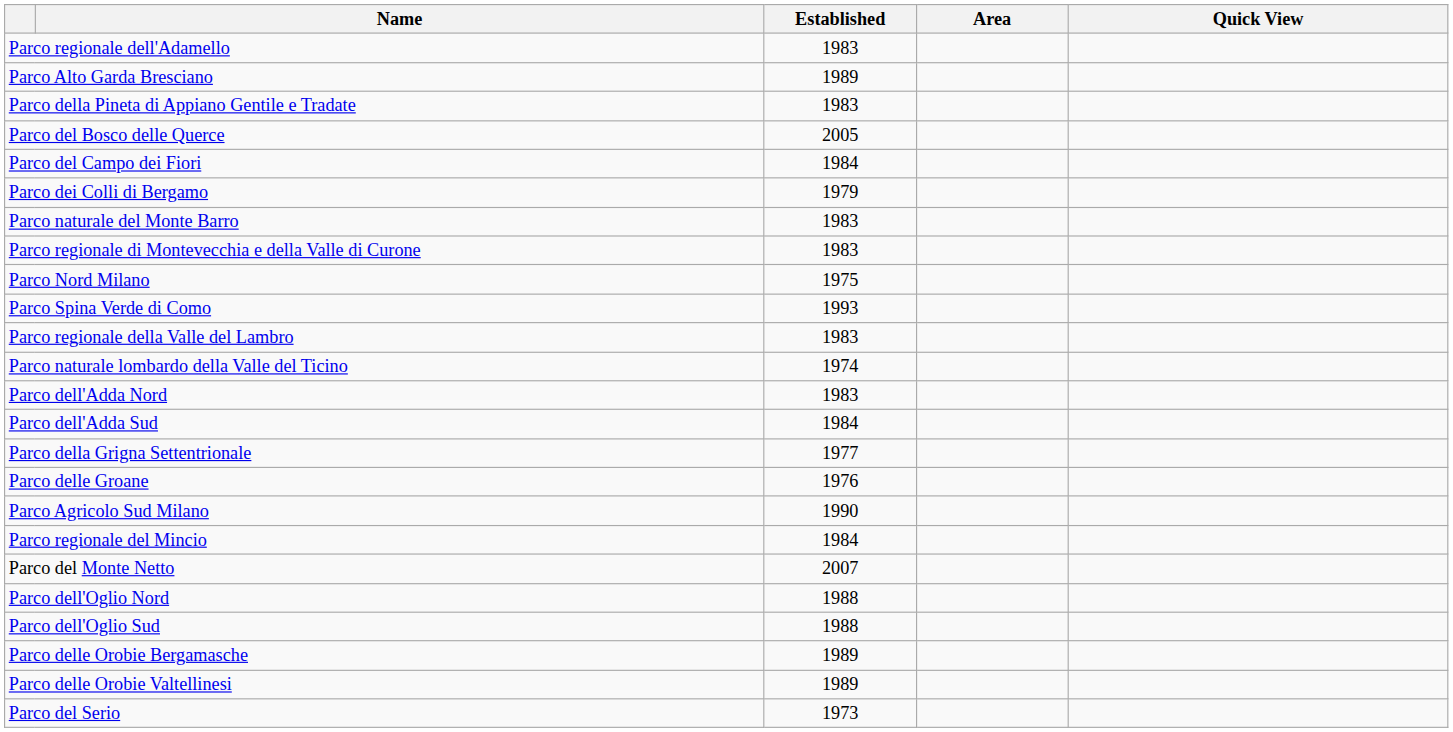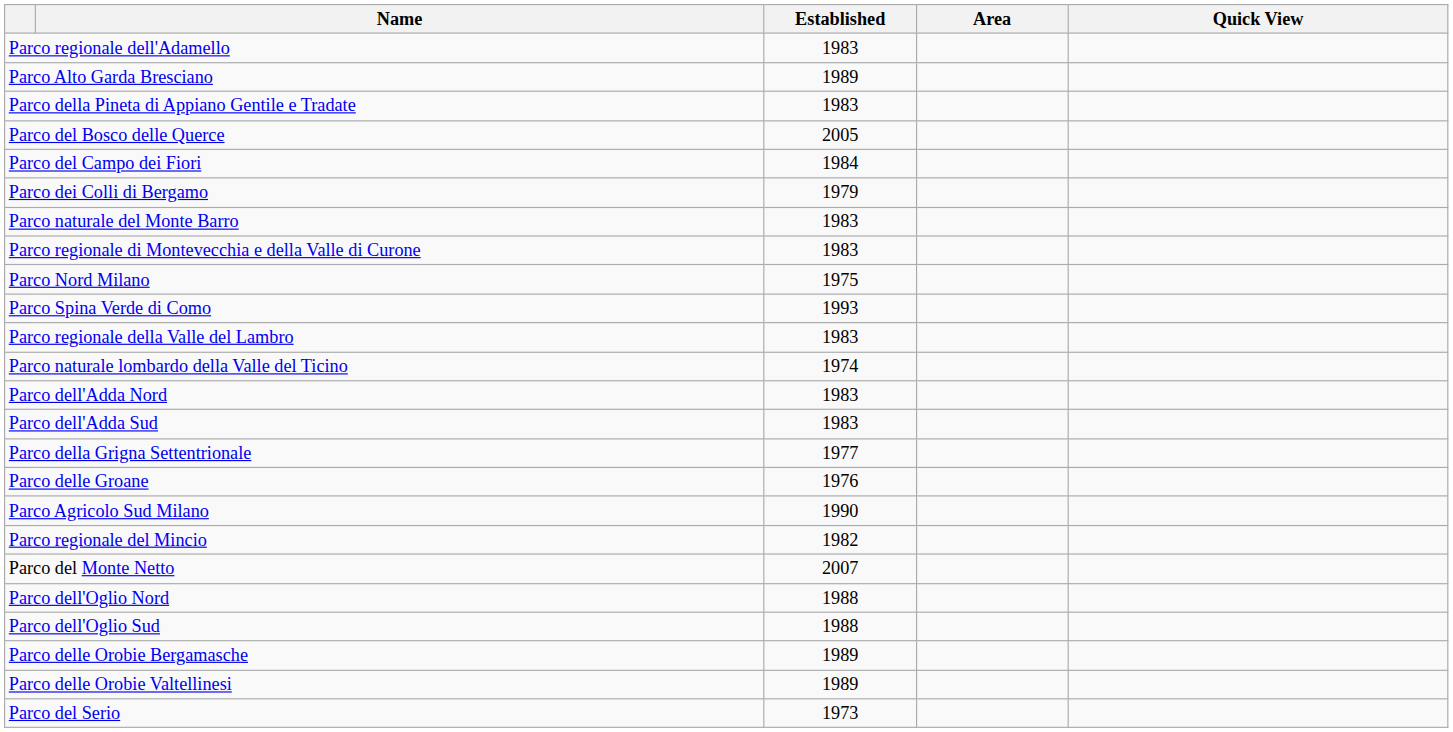(840, 423) 1984 -> (840, 423) 1983
(840, 539) 1984 -> (840, 539) 1982
